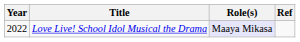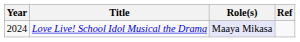(17, 28) 2022 -> (17, 28) 2024
